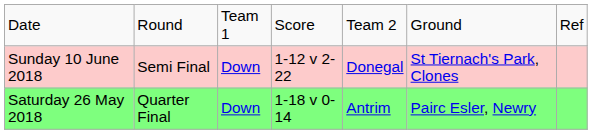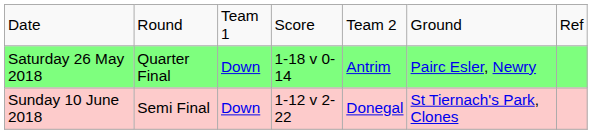rows swapped: (66, 108) <-> (64, 66)
